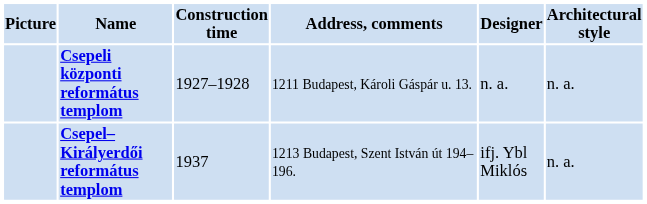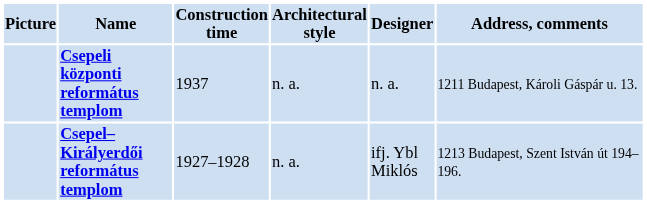columns swapped: (594, 23) <-> (374, 23)
(212, 83) 1927–1928 -> (192, 83) 1937
(192, 161) 1937 -> (212, 161) 1927–1928
